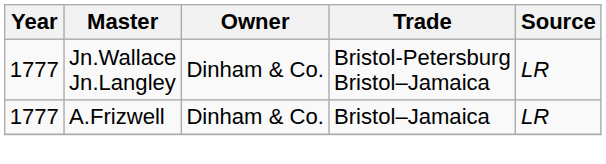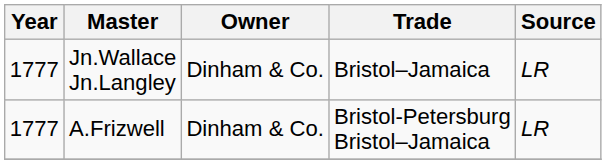(422, 69) Bristol-Petersburg Bristol–Jamaica -> (412, 69) Bristol–Jamaica
(412, 116) Bristol–Jamaica -> (422, 129) Bristol-Petersburg Bristol–Jamaica
